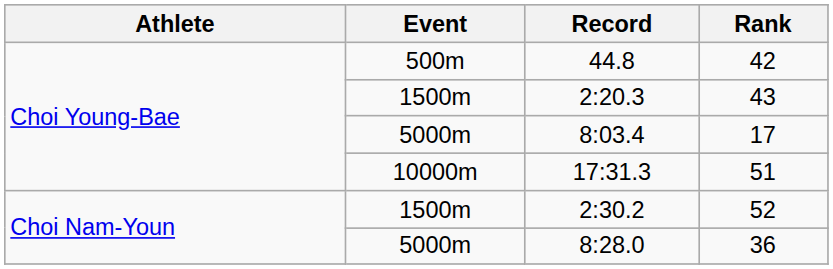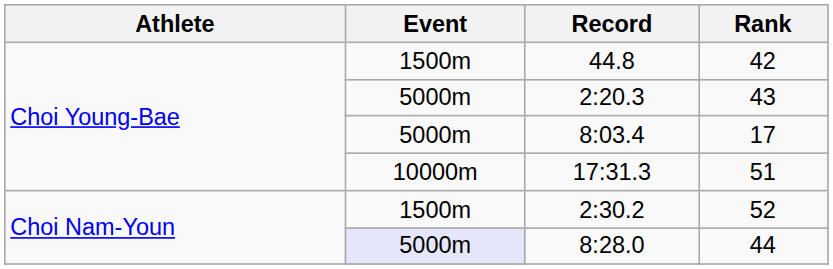(435, 61) 500m -> (435, 61) 1500m
(435, 98) 1500m -> (435, 98) 5000m
(435, 246) no background -> (435, 246) lavender background
(763, 246) 36 -> (763, 246) 44
